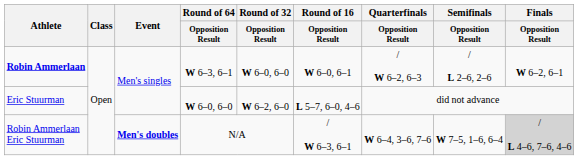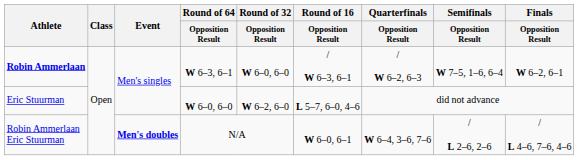(328, 72) W 6–0, 6–1 -> (328, 67) / W 6–3, 6–1
(470, 67) / L 2–6, 2–6 -> (470, 72) W 7–5, 1–6, 6–4
(328, 135) / W 6–3, 6–1 -> (328, 140) W 6–0, 6–1
(470, 140) W 7–5, 1–6, 6–4 -> (470, 135) / L 2–6, 2–6
(540, 135) lightgrey background -> (540, 135) no background
